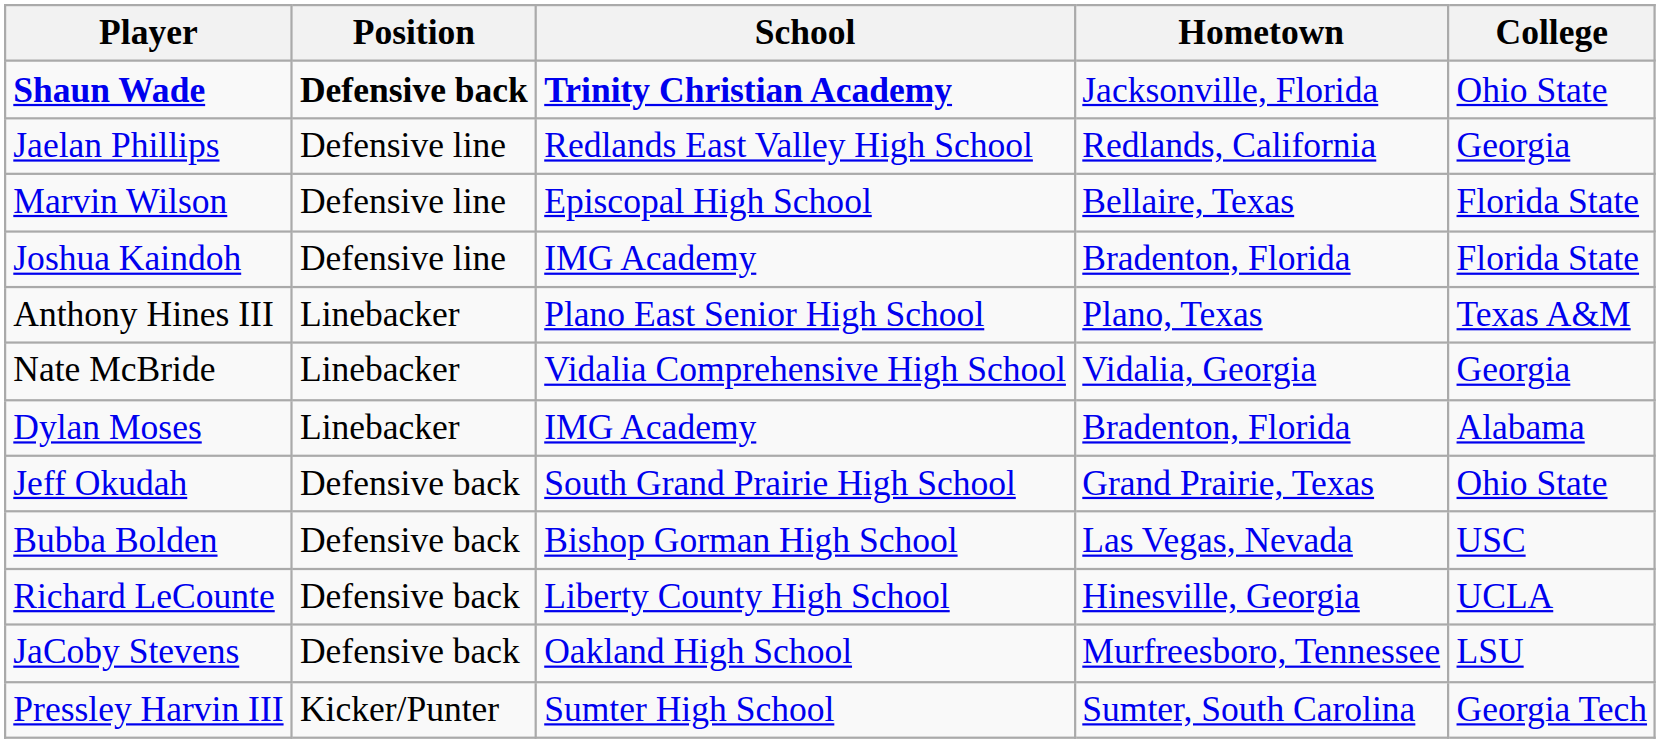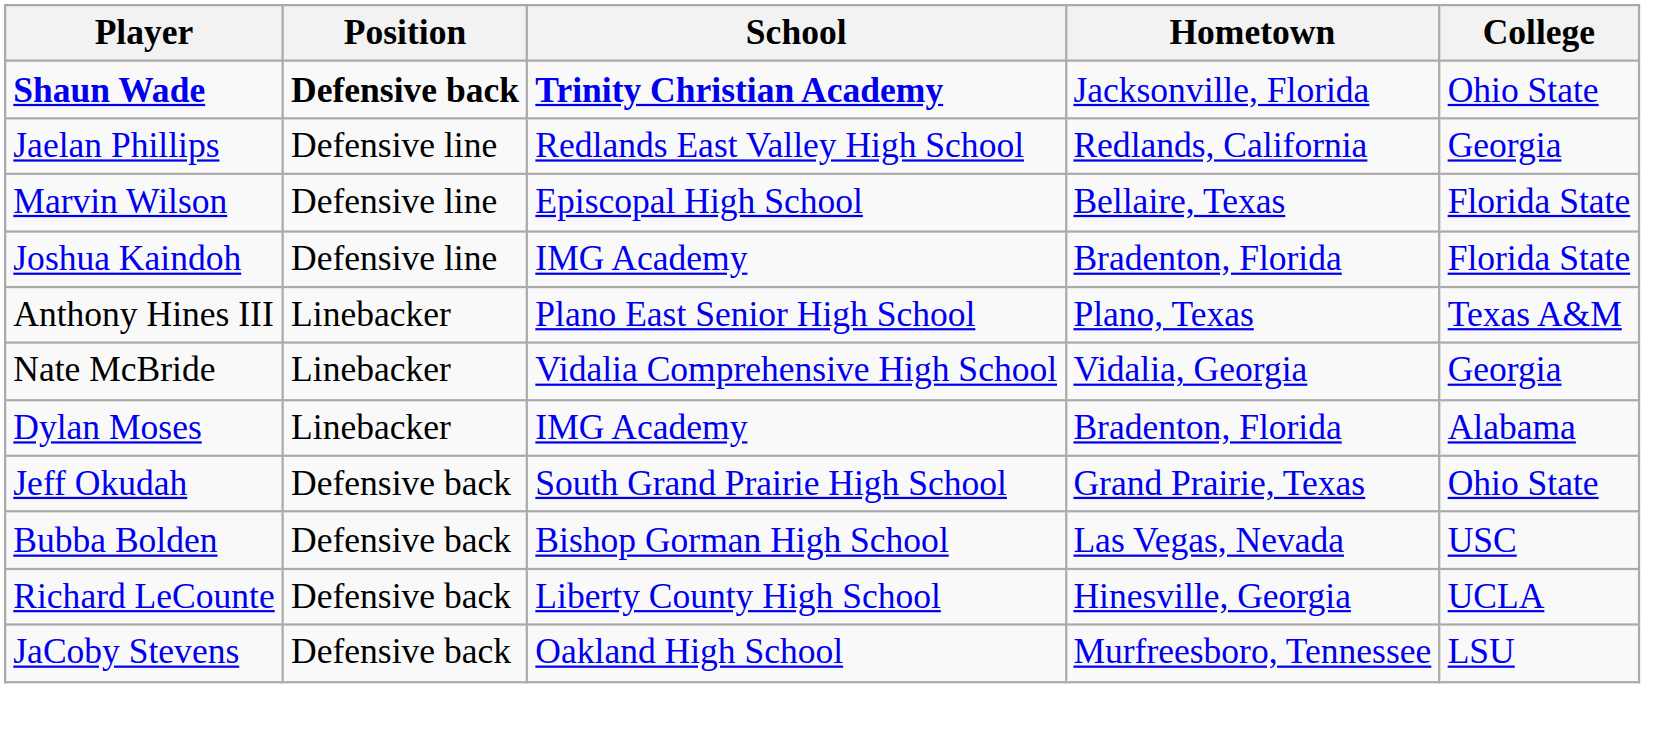- row: (148, 708)
